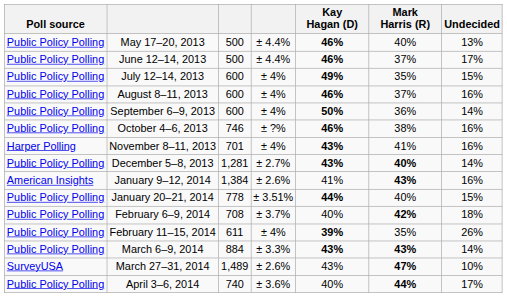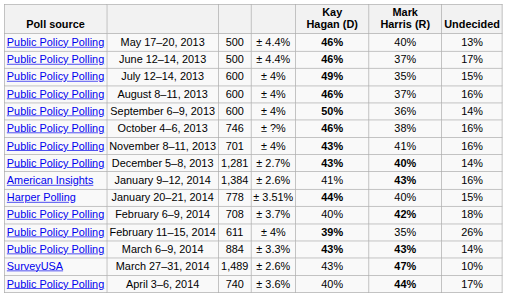(41, 146) Harper Polling -> (56, 146) Public Policy Polling
(56, 197) Public Policy Polling -> (41, 197) Harper Polling
